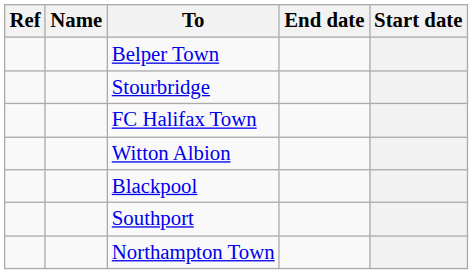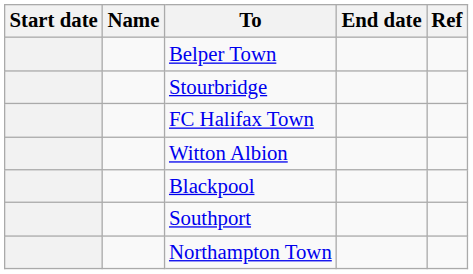columns swapped: (418, 20) <-> (25, 20)
